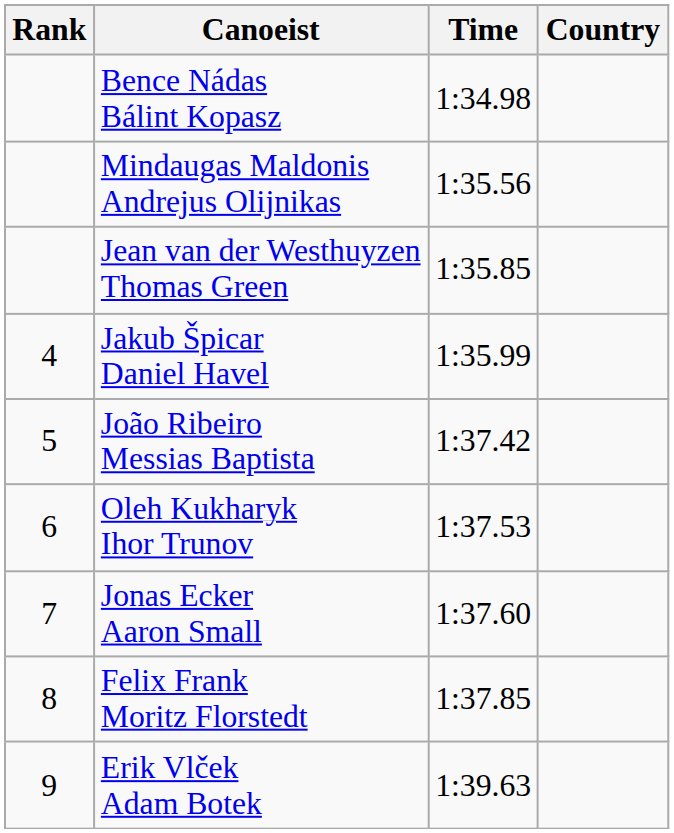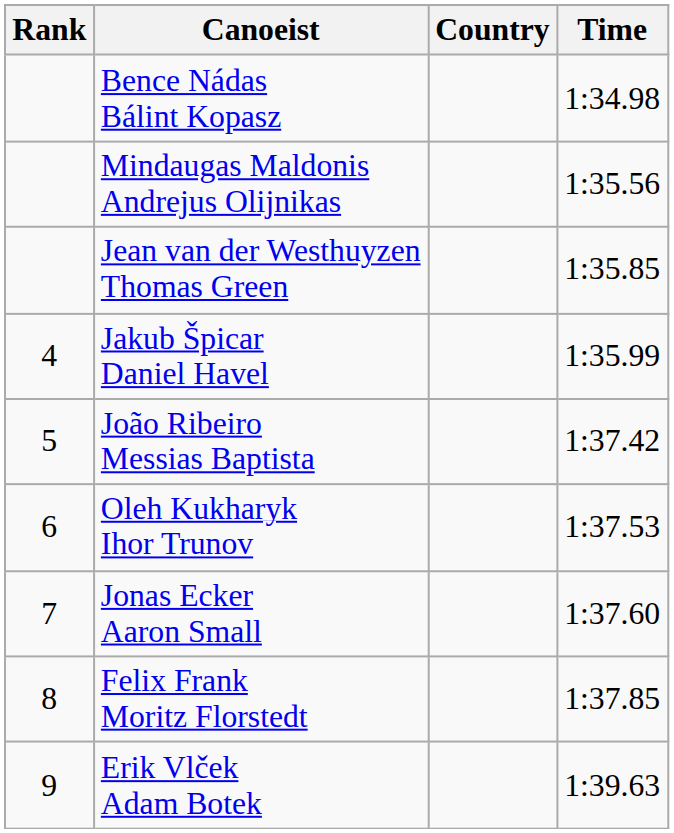columns swapped: (603, 29) <-> (483, 29)
